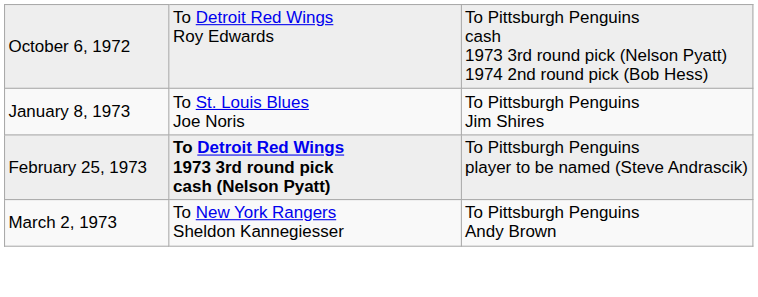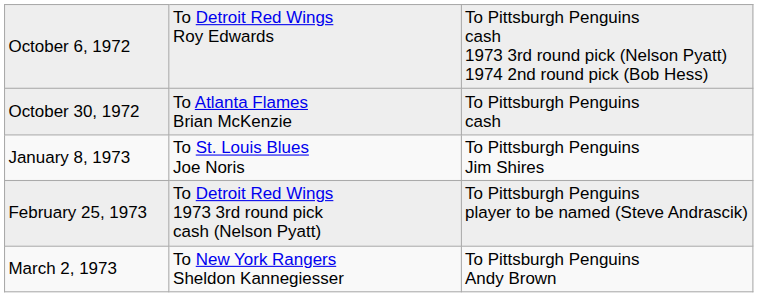+ row: (74, 111)
(259, 167) bold -> (253, 213) normal
